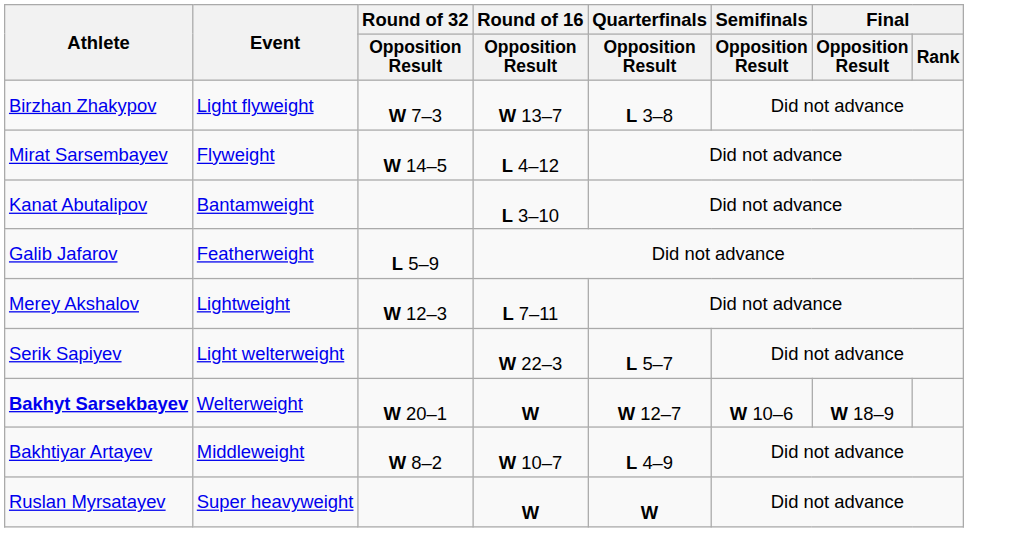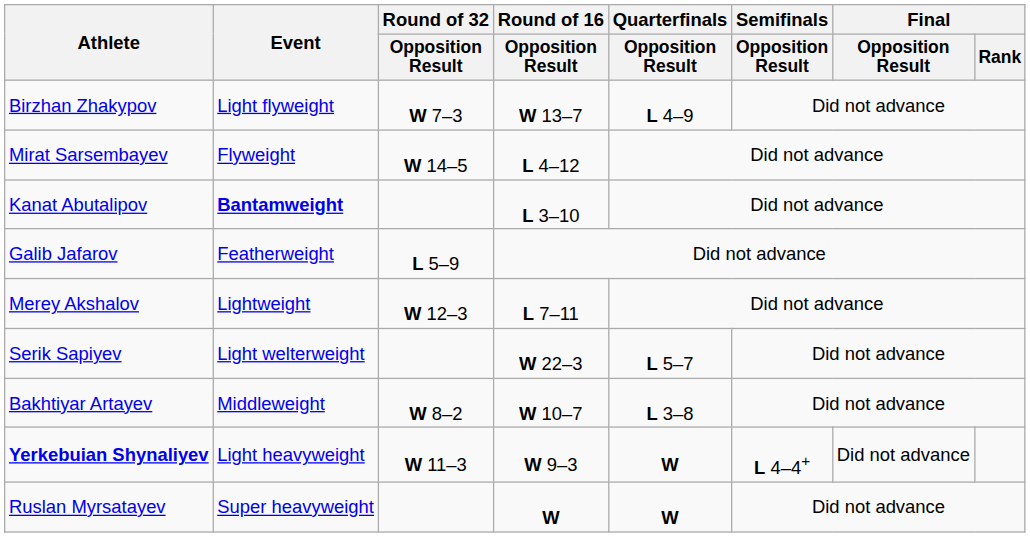(650, 116) L 3–8 -> (670, 116) L 4–9
(255, 205) normal -> (280, 205) bold
- row: (99, 403)
(650, 463) L 4–9 -> (670, 413) L 3–8
+ row: (109, 455)
